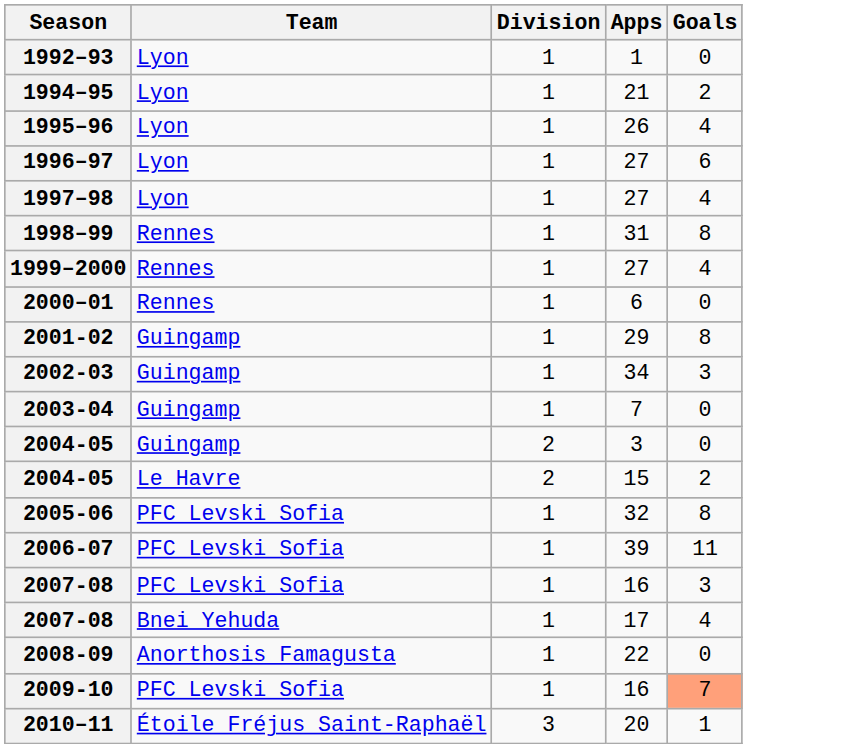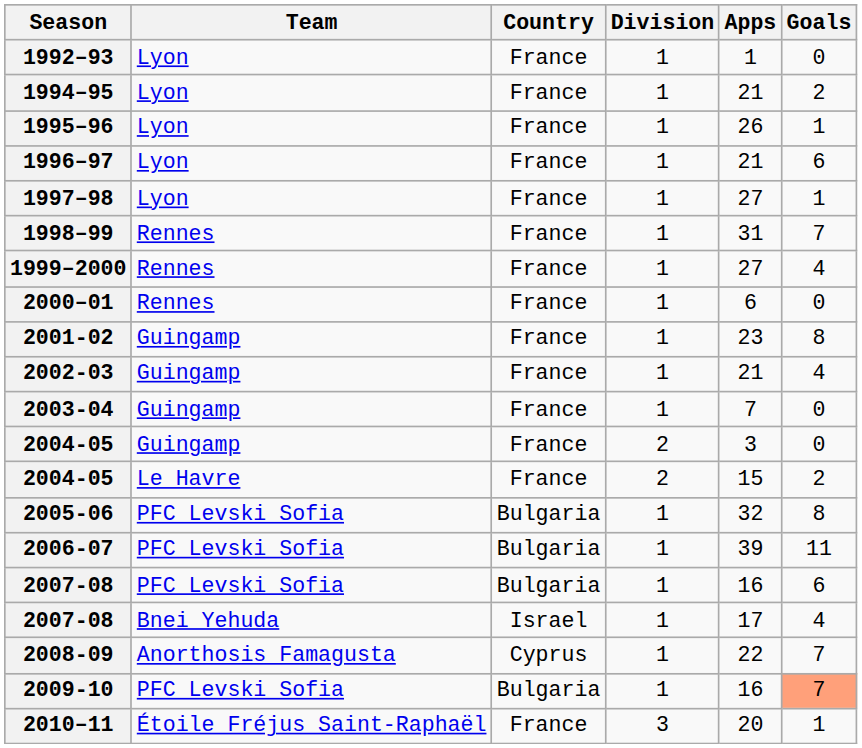+ column: (549, 22)
(705, 128) 4 -> (819, 128) 1
(637, 163) 27 -> (750, 163) 21
(705, 198) 4 -> (819, 198) 1
(705, 233) 8 -> (819, 233) 7
(637, 339) 29 -> (750, 339) 23
(637, 374) 34 -> (750, 374) 21
(705, 374) 3 -> (819, 374) 4
(705, 585) 3 -> (819, 585) 6
(705, 655) 0 -> (819, 655) 7
